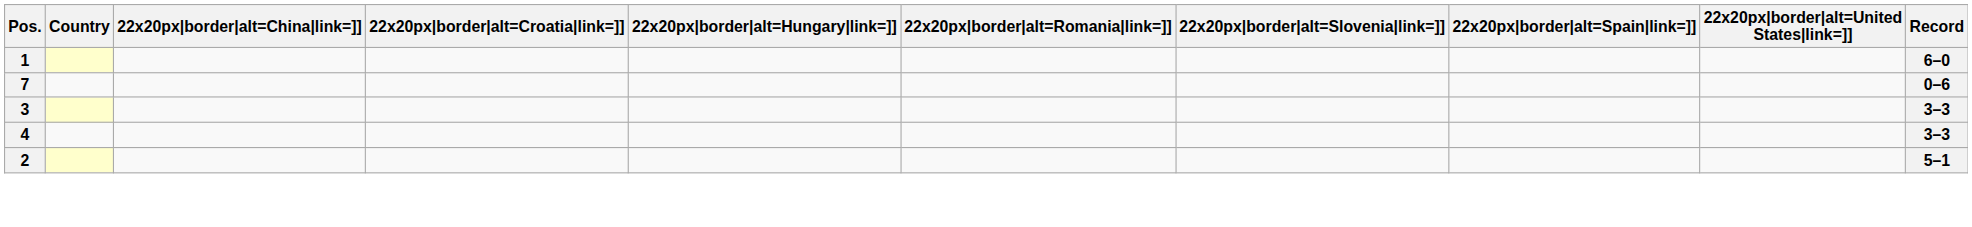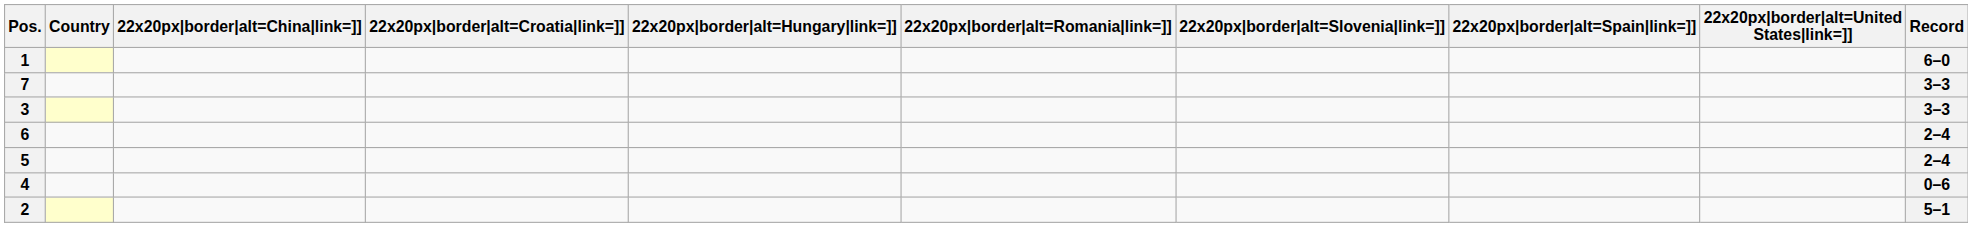(1937, 85) 0–6 -> (1937, 85) 3–3
+ row: (25, 135)
+ row: (25, 160)
(1937, 135) 3–3 -> (1937, 185) 0–6
